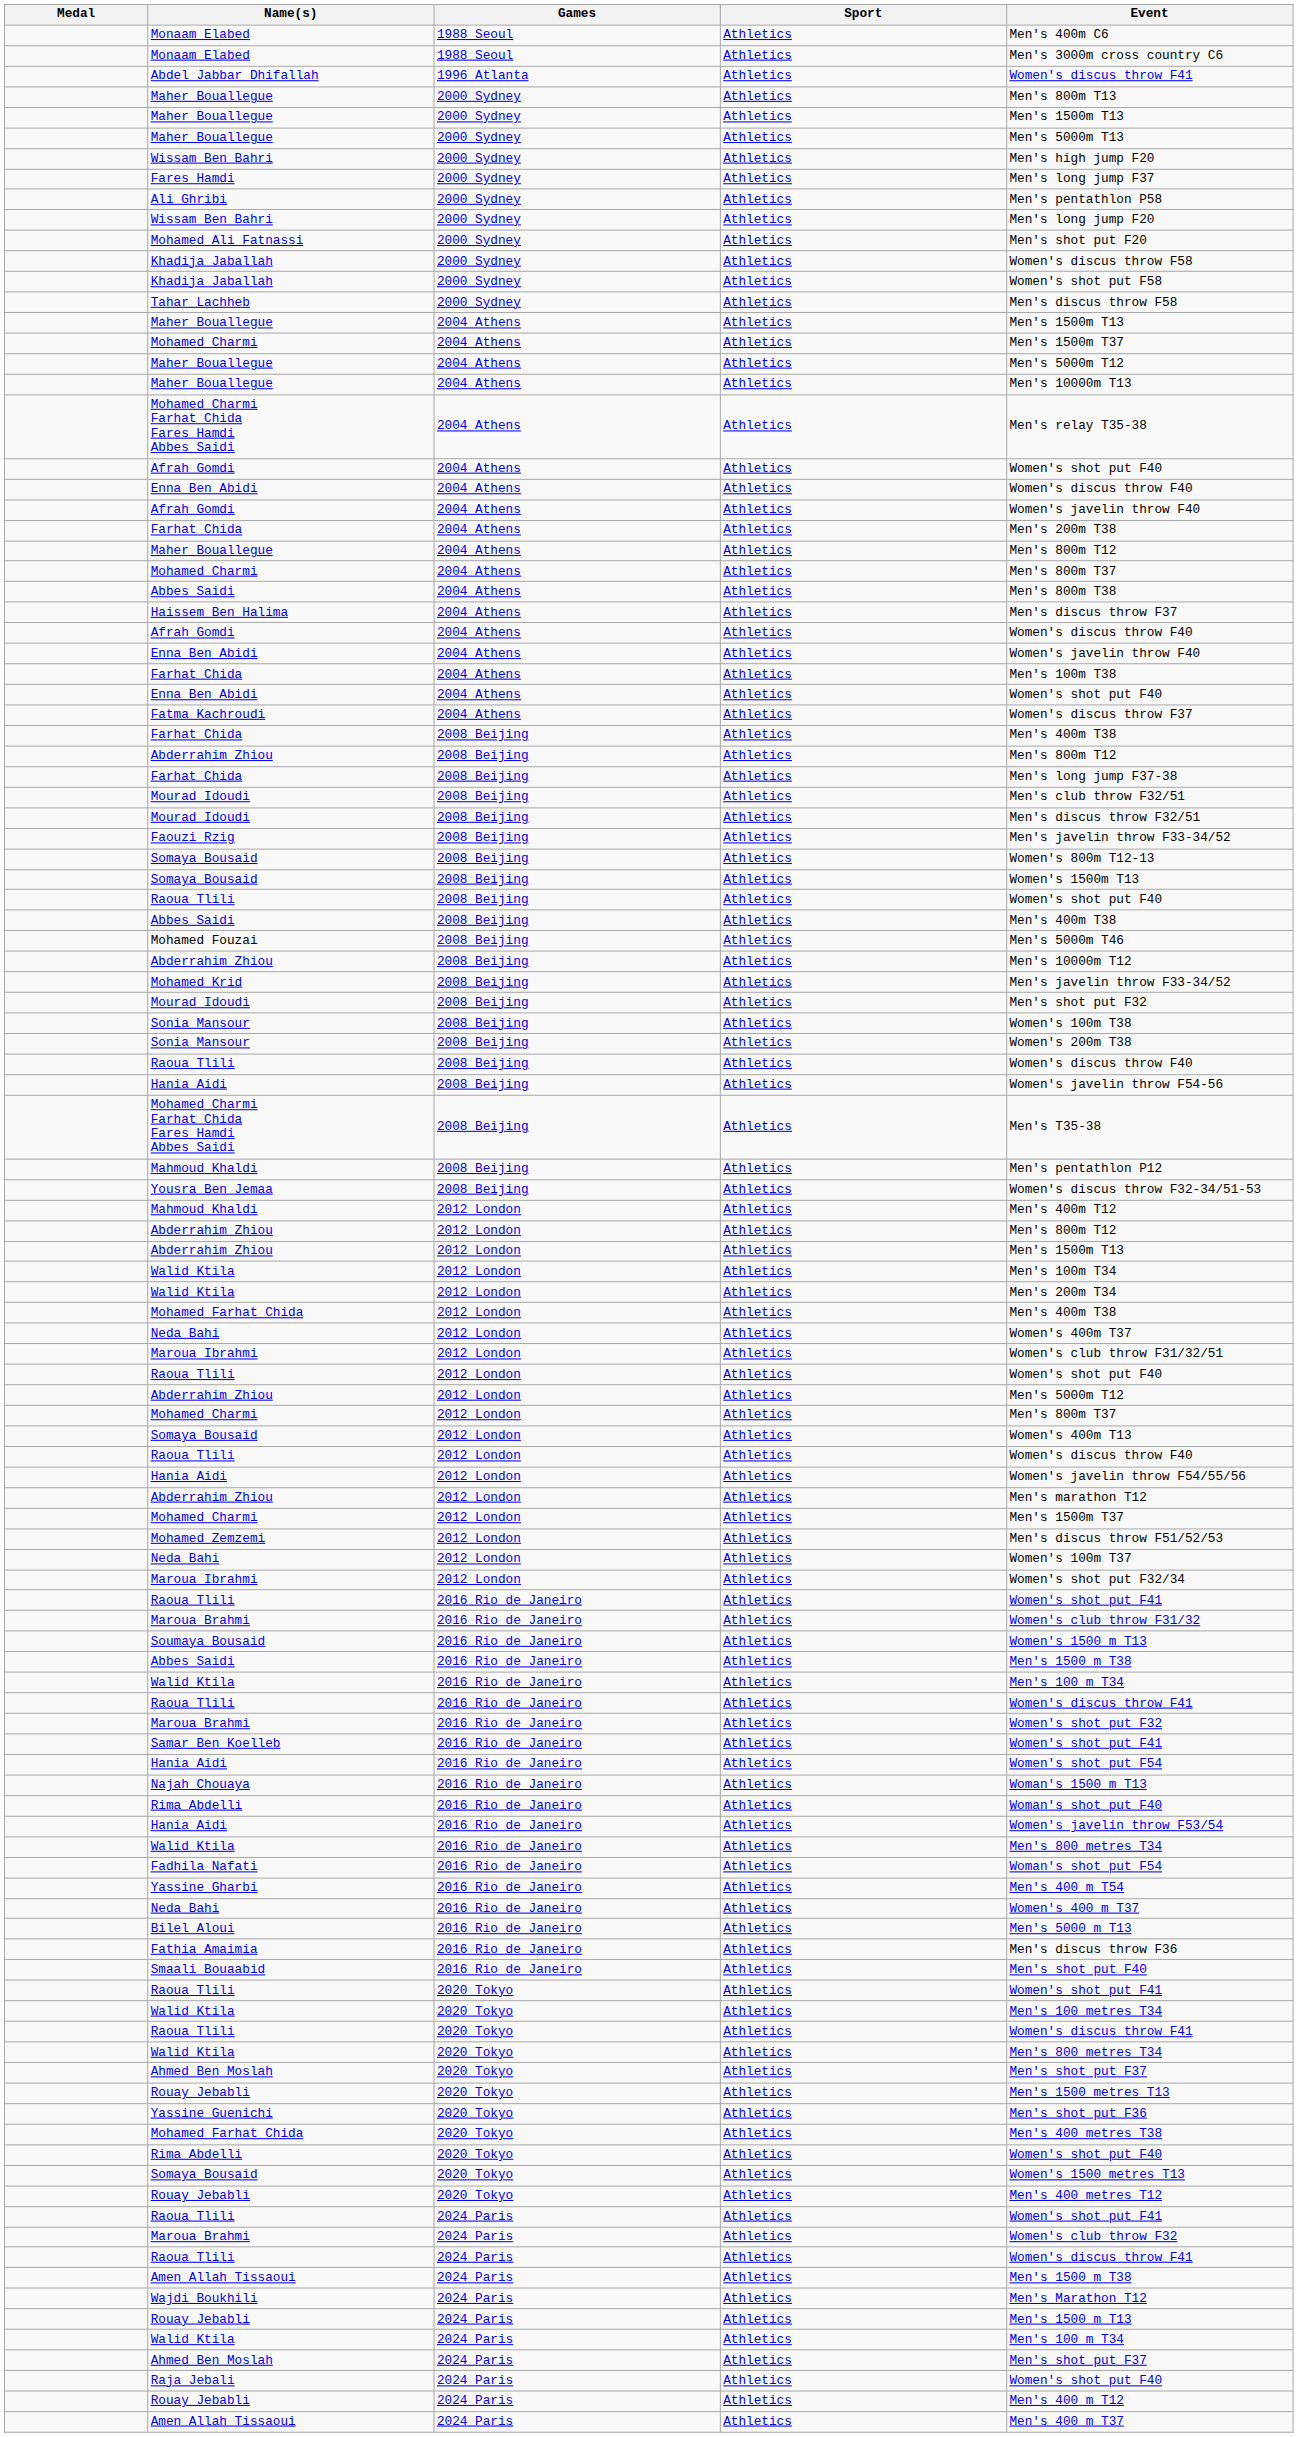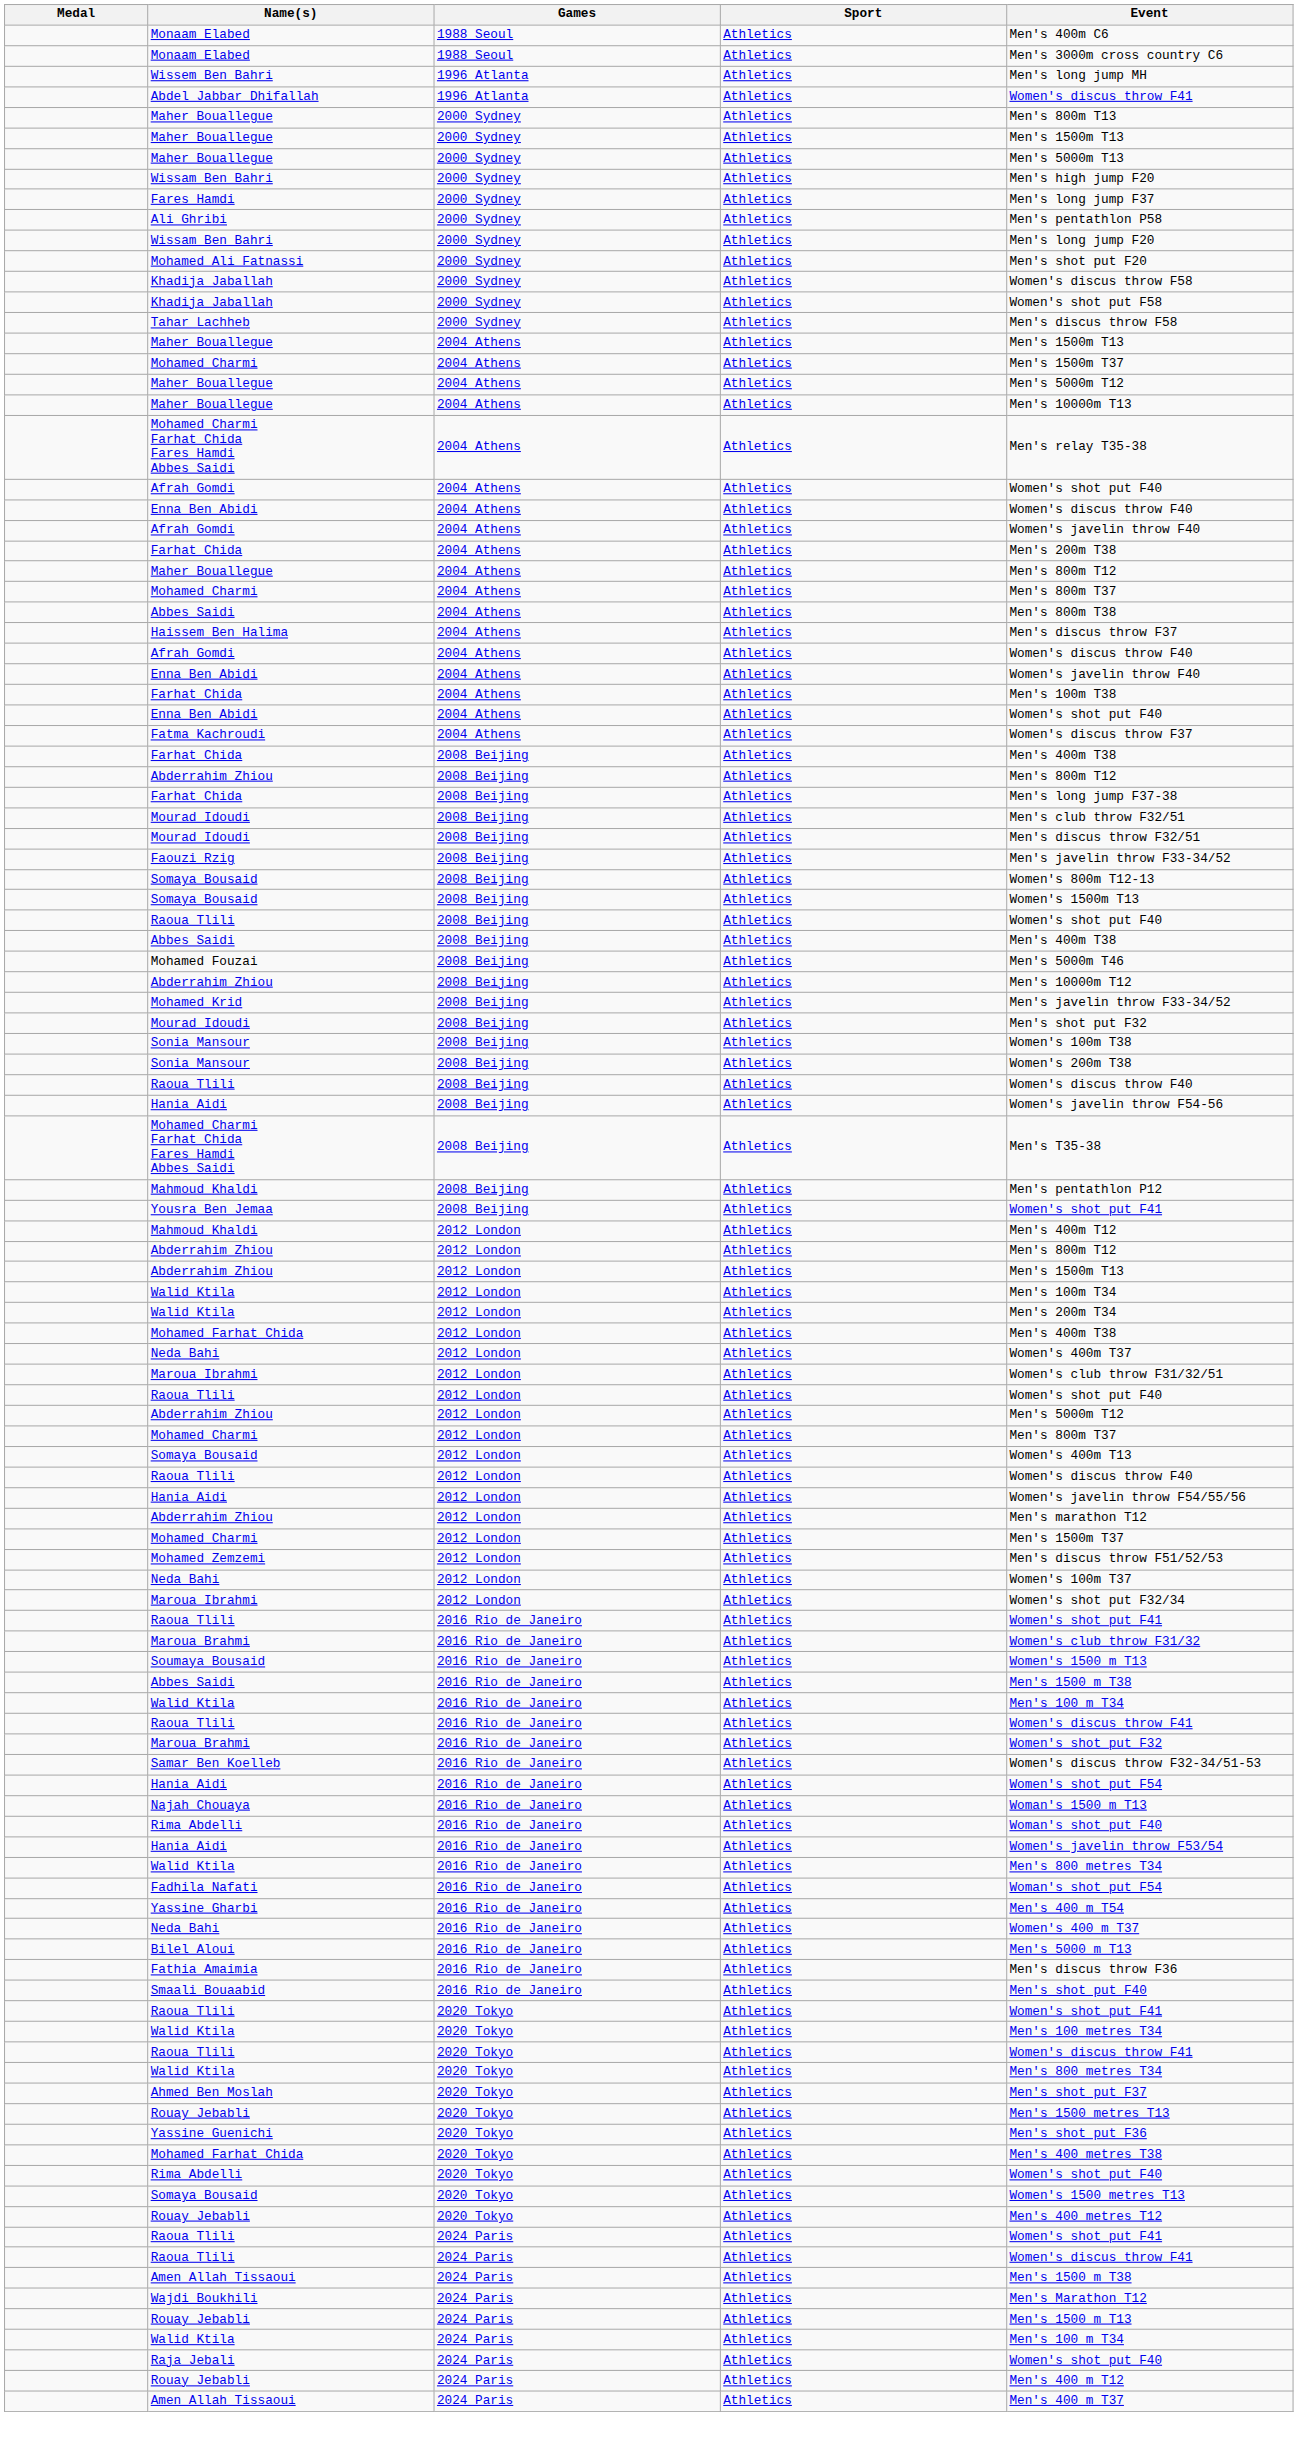+ row: (212, 77)
(1135, 1190) Women's discus throw F32-34/51-53 -> (1086, 1211) Women's shot put F41
(1086, 1744) Women's shot put F41 -> (1135, 1765) Women's discus throw F32-34/51-53
- row: (200, 2237)
- row: (212, 2361)
